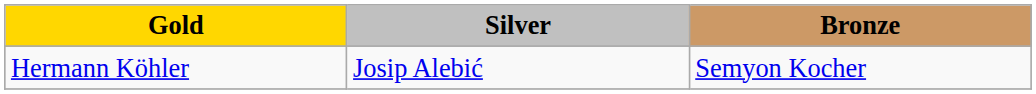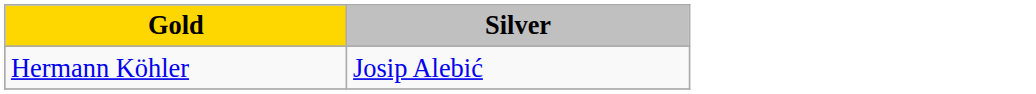- column: (860, 25)
